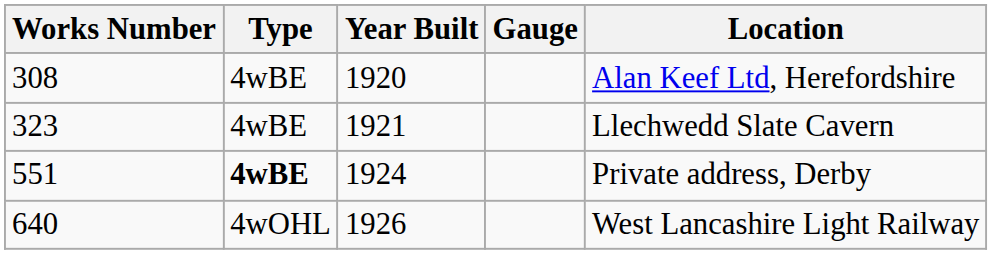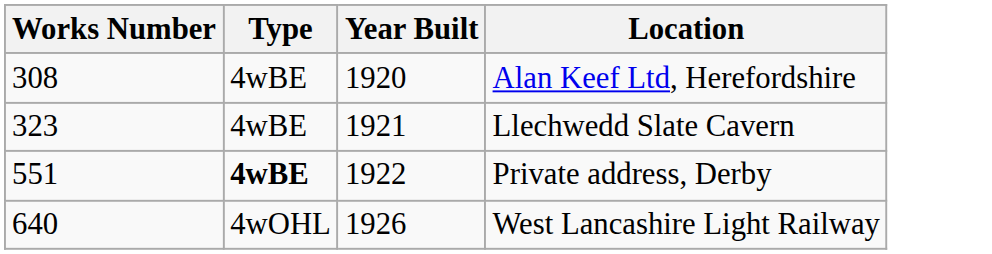- column: (535, 28)
(376, 175) 1924 -> (376, 175) 1922
